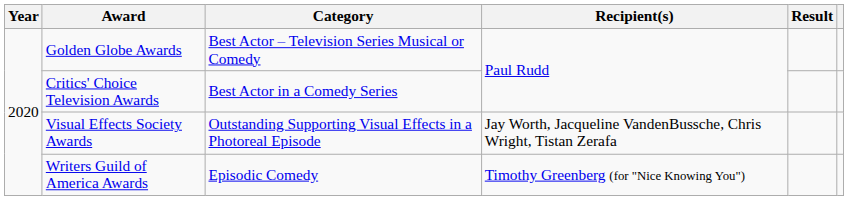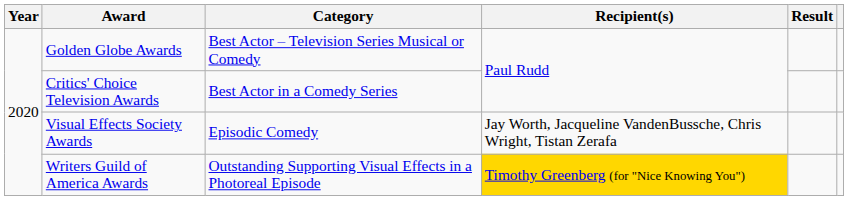(340, 132) Outstanding Supporting Visual Effects in a Photoreal Episode -> (263, 132) Episodic Comedy
(263, 174) Episodic Comedy -> (340, 174) Outstanding Supporting Visual Effects in a Photoreal Episode
(615, 174) no background -> (615, 174) gold background
